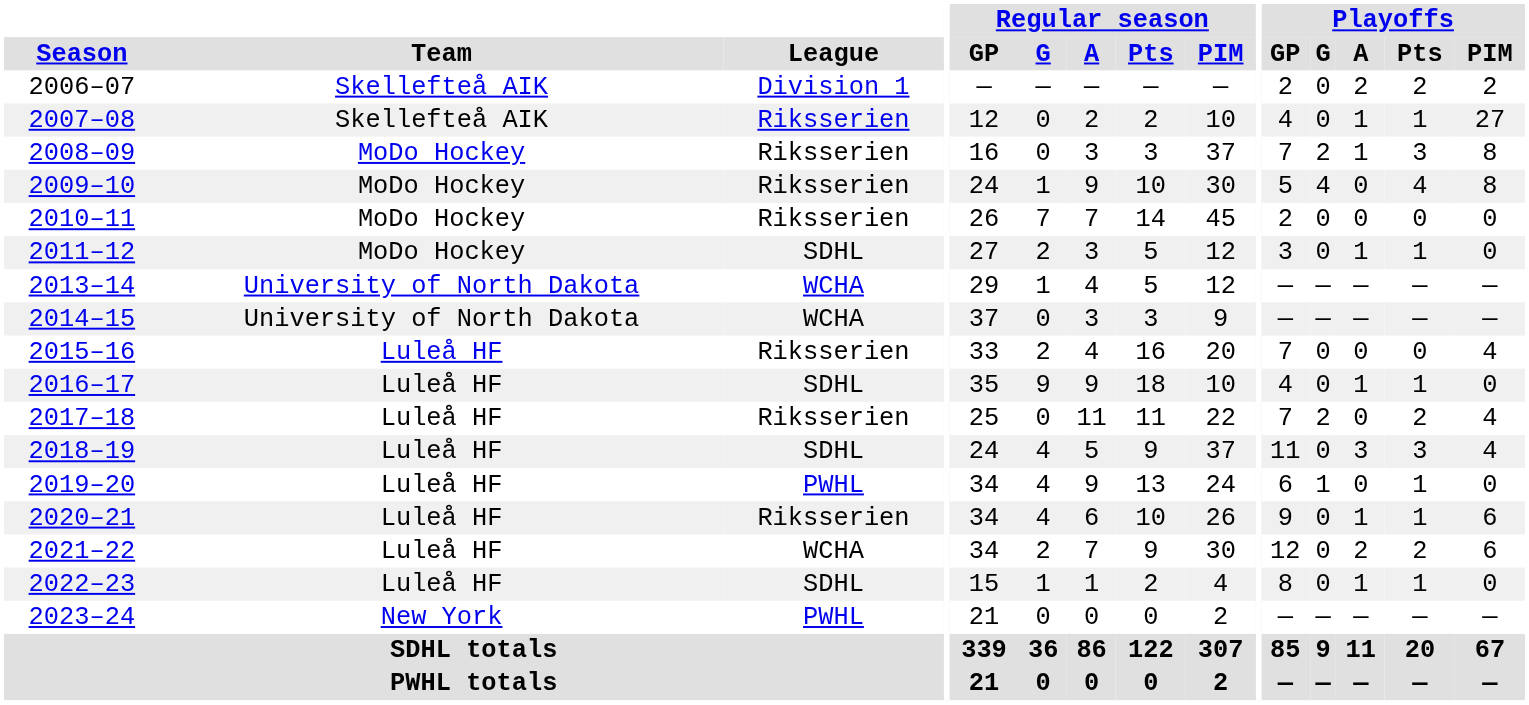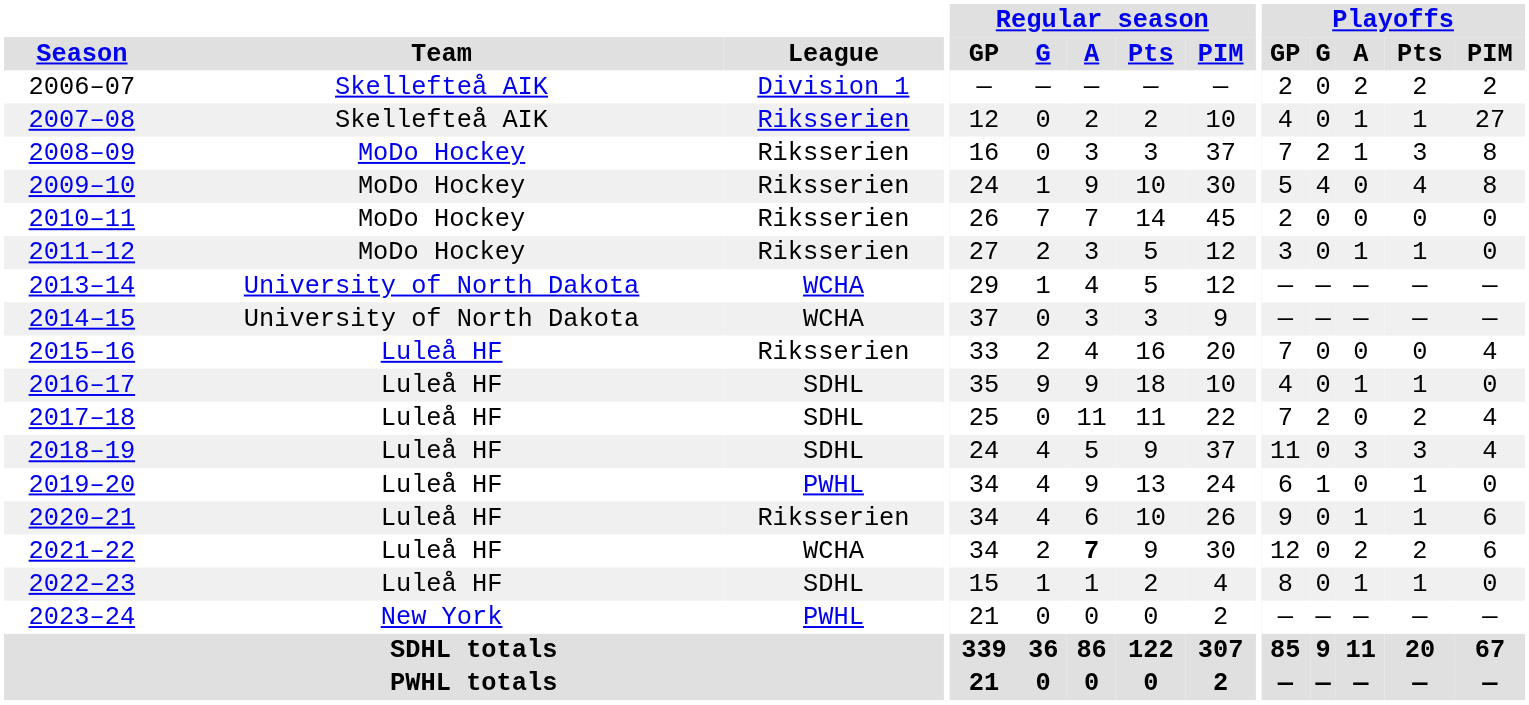(833, 253) SDHL -> (833, 253) Riksserien
(833, 418) Riksserien -> (833, 418) SDHL
(1092, 551) normal -> (1092, 551) bold
